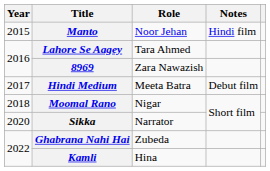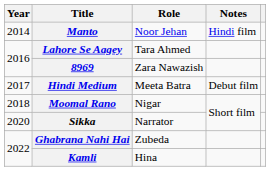(18, 31) 2015 -> (18, 31) 2014
